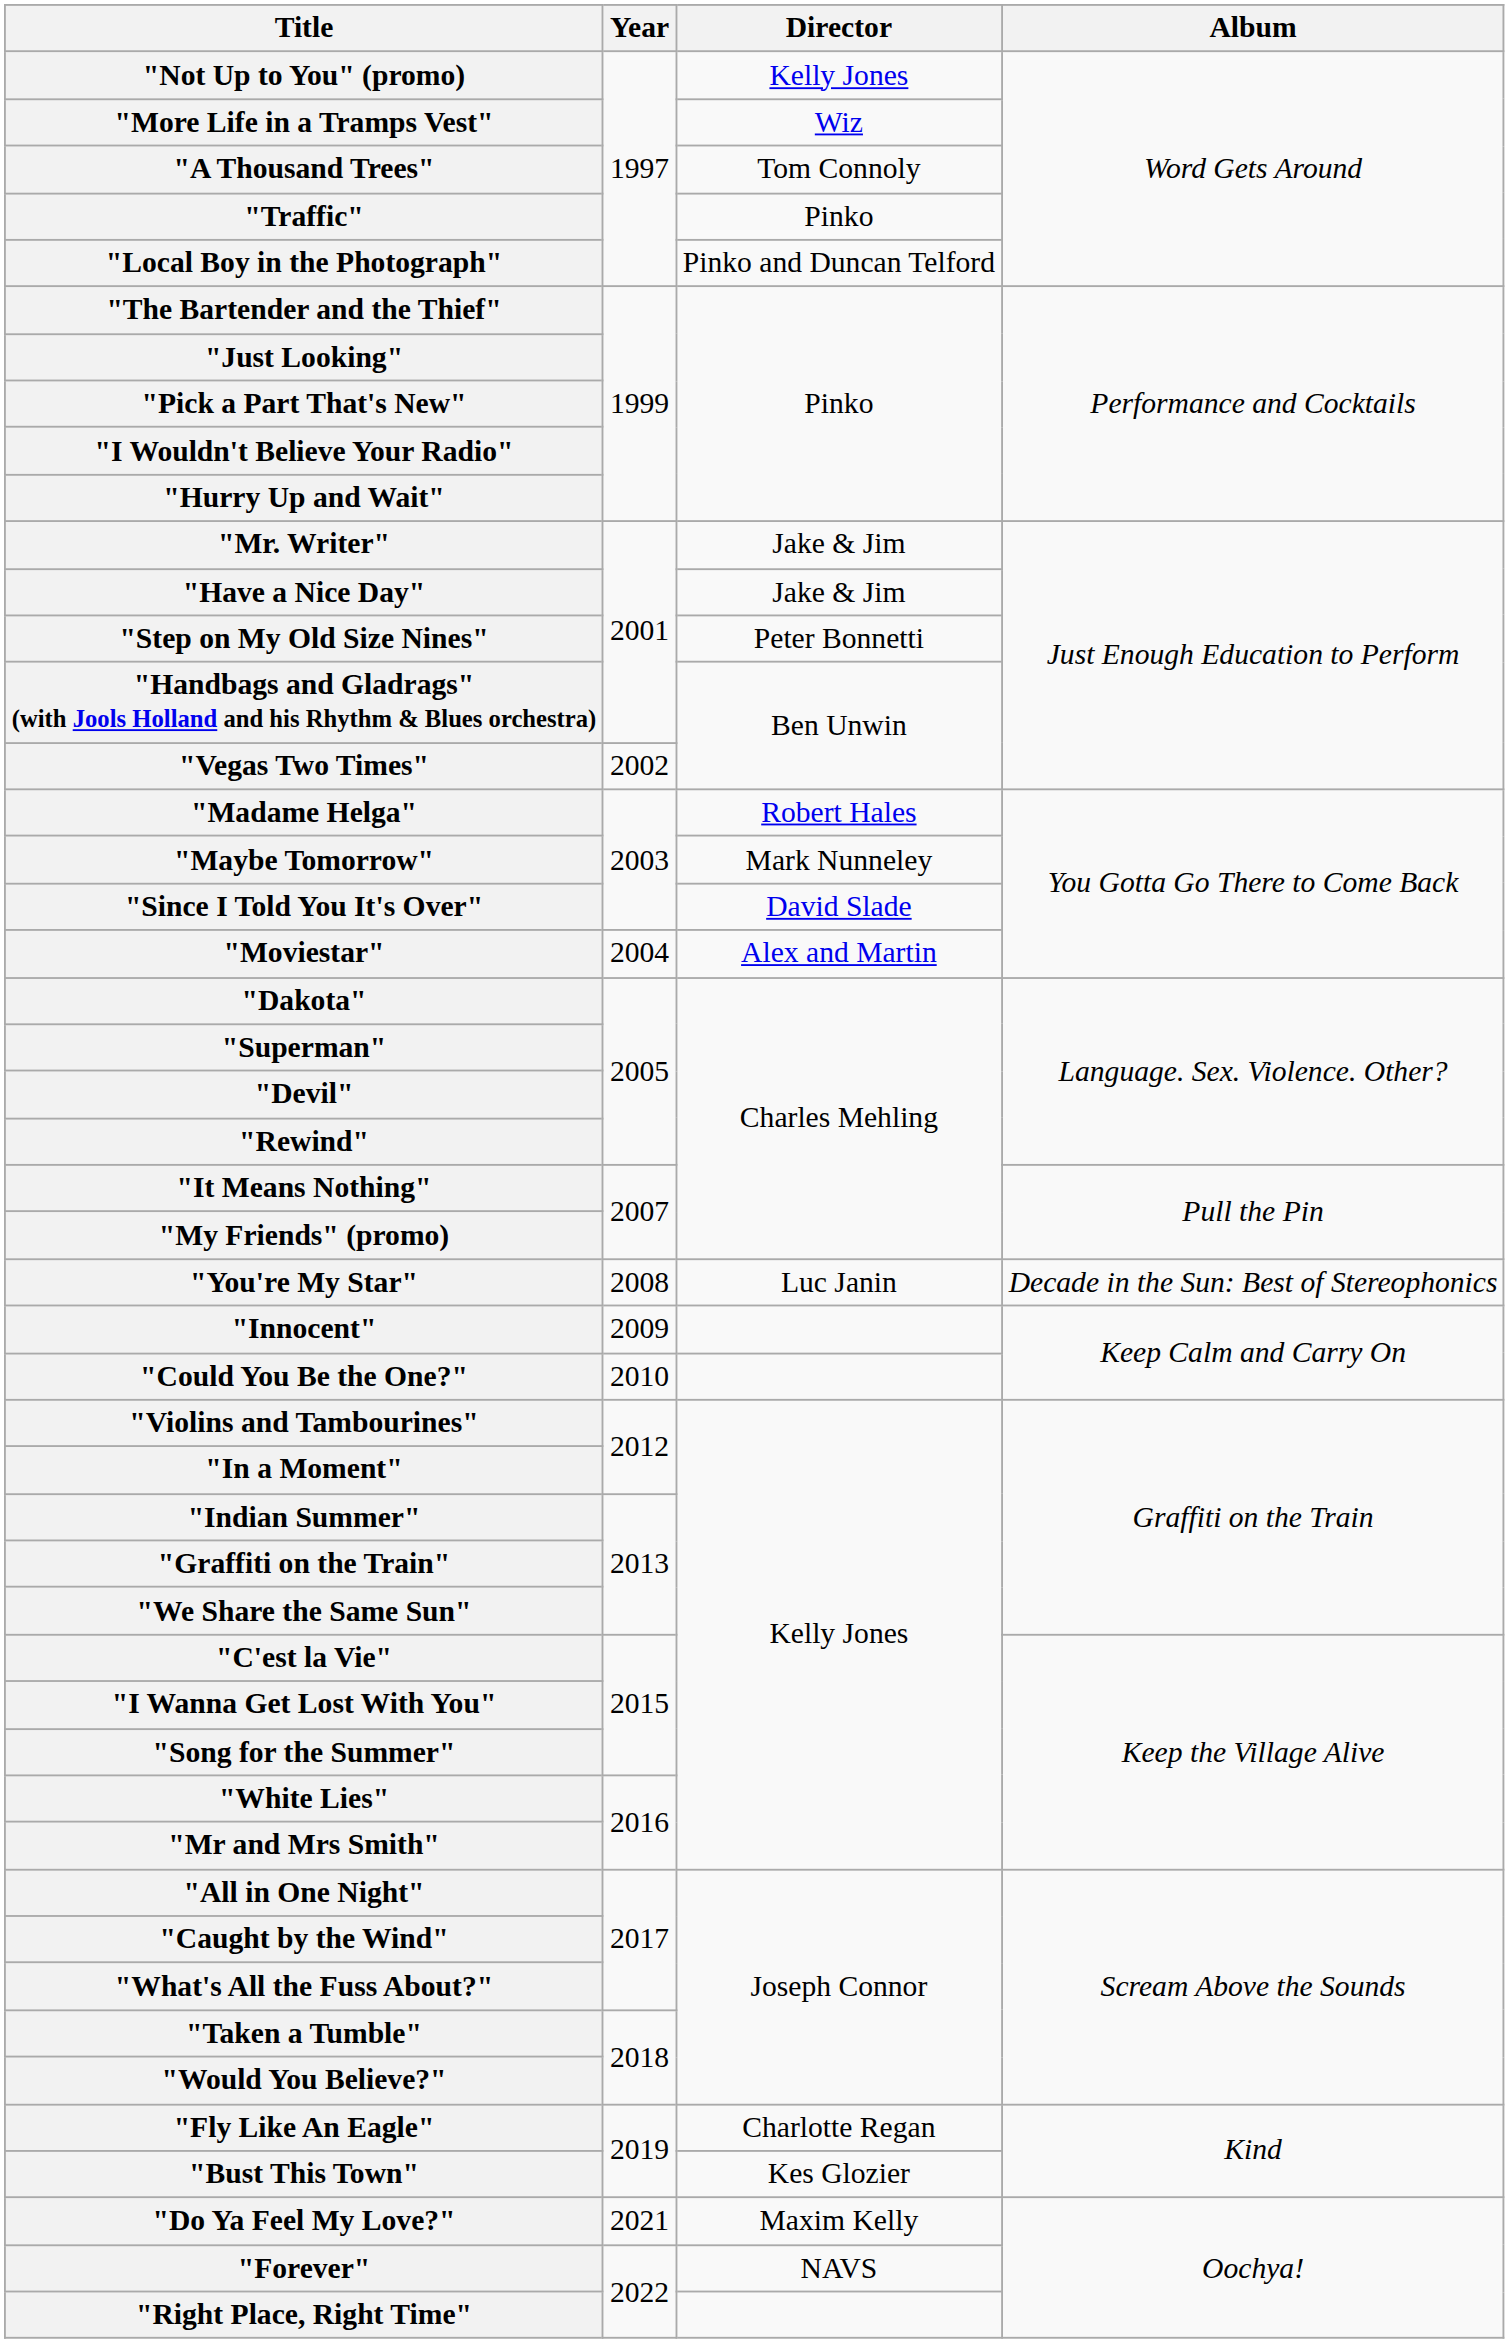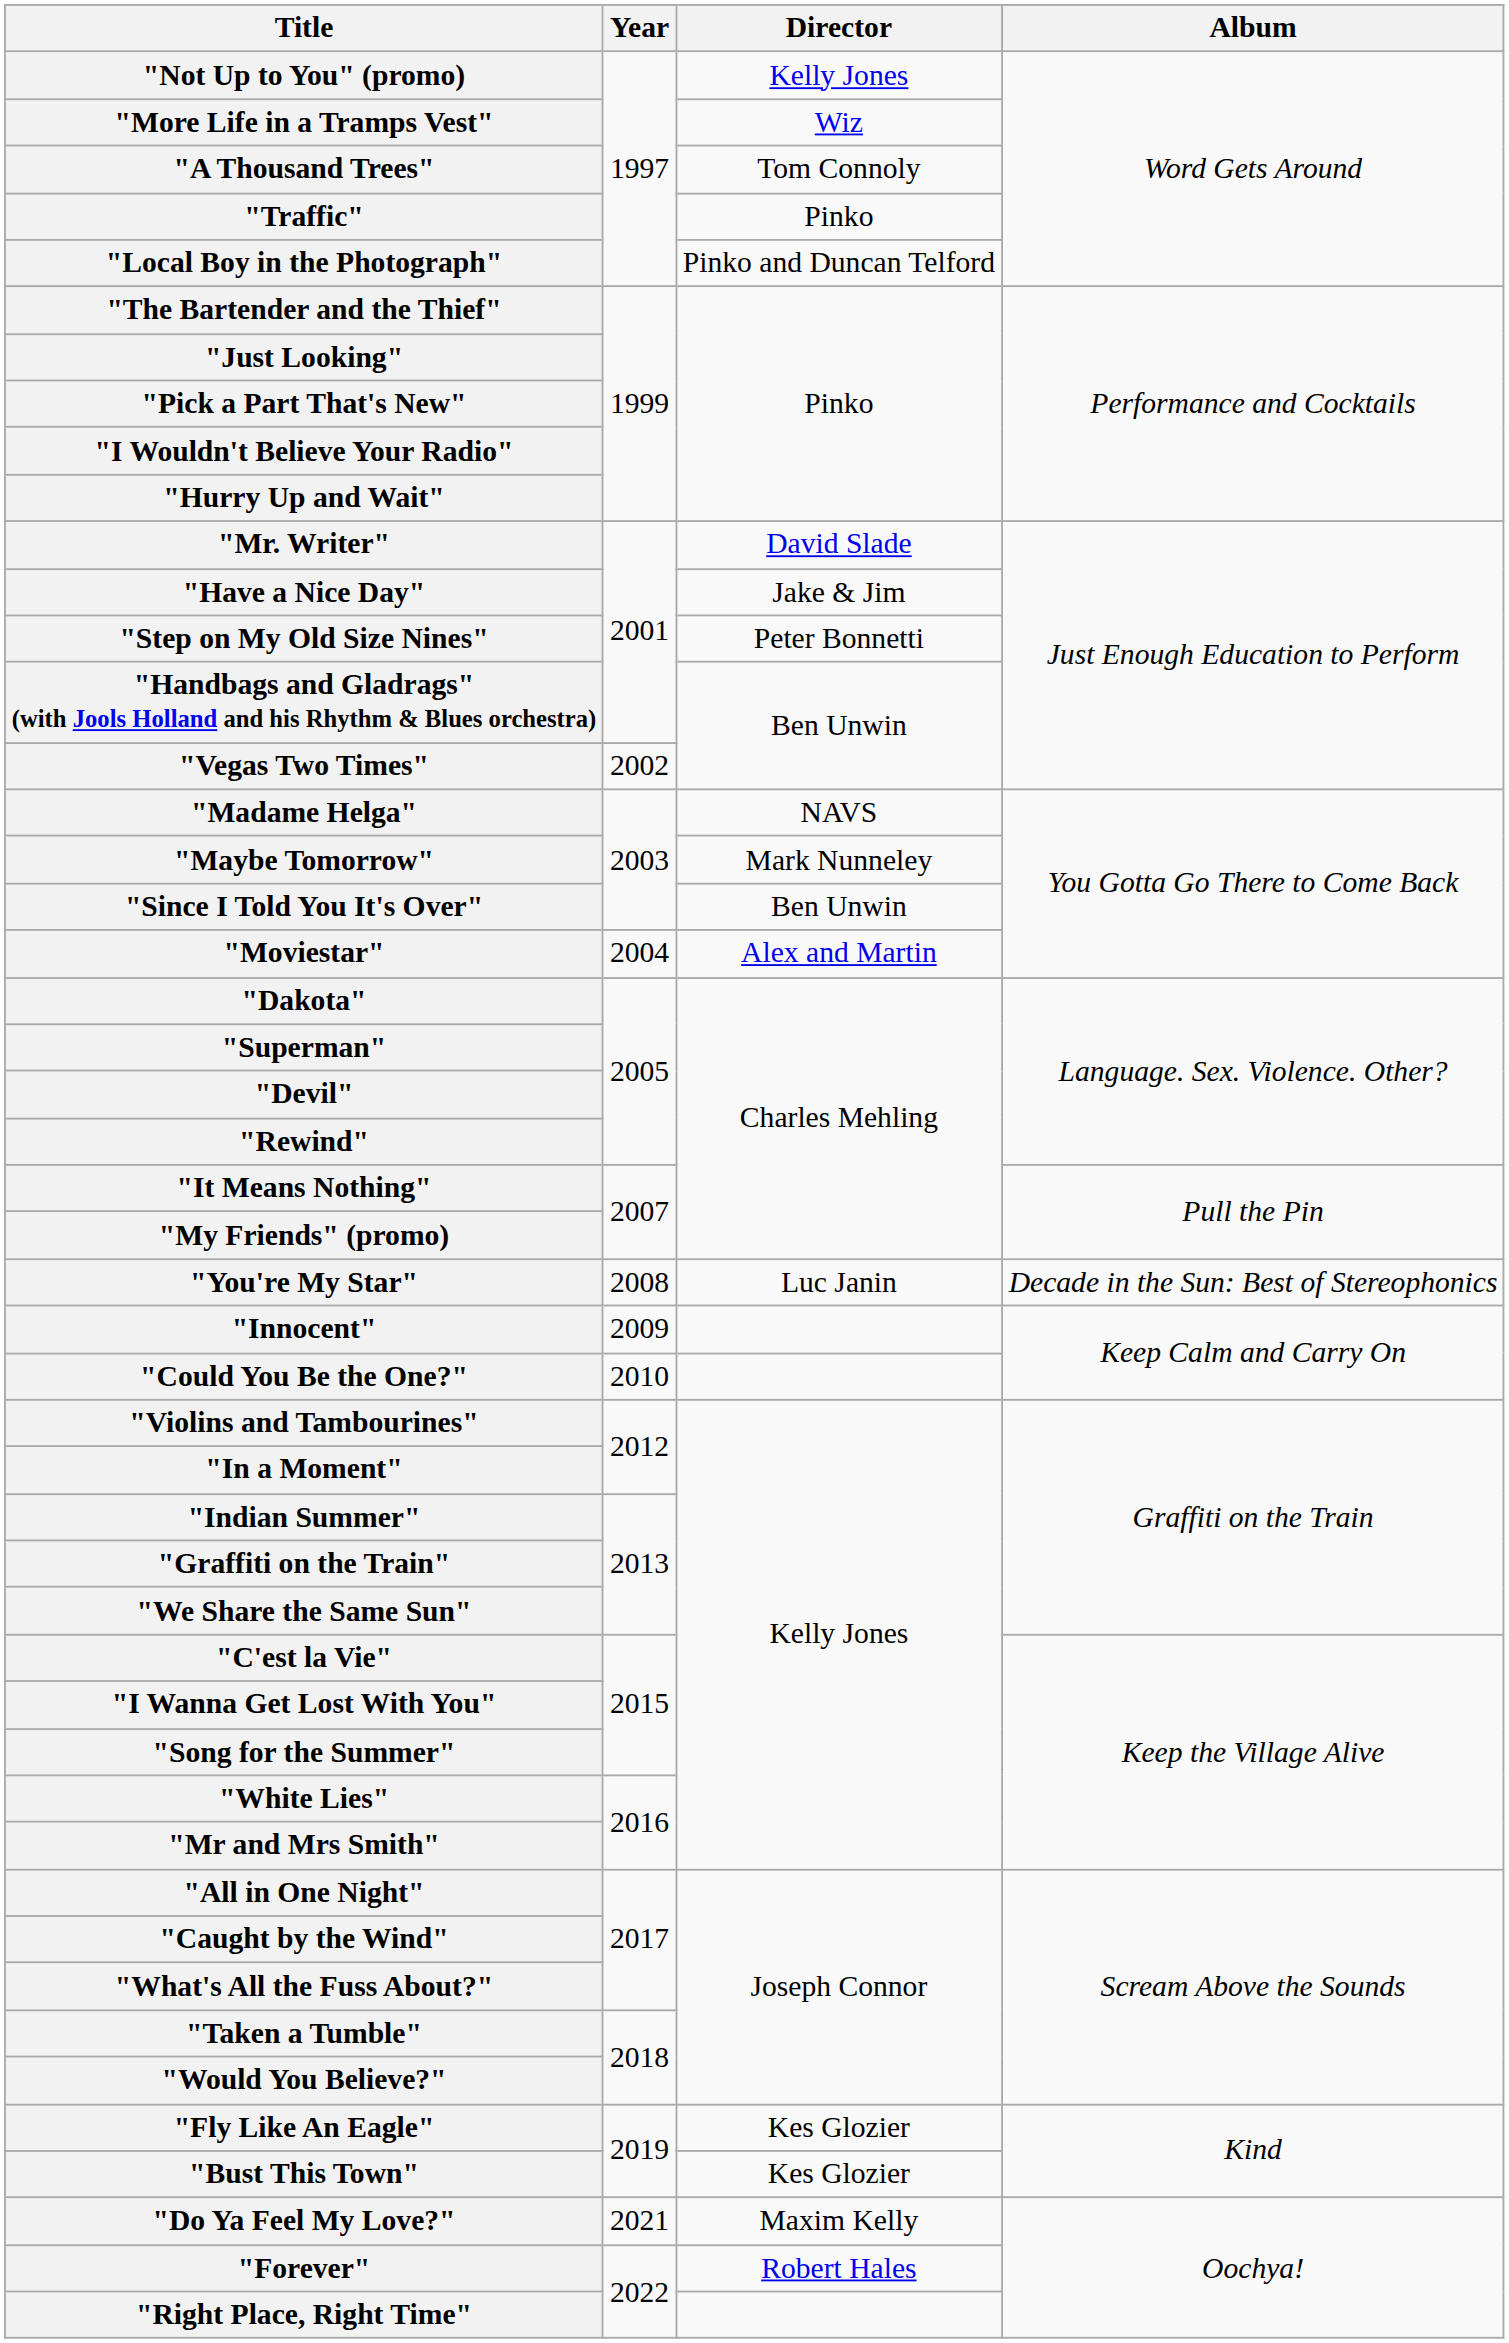(839, 544) Jake & Jim -> (839, 544) David Slade
(839, 812) Robert Hales -> (839, 812) NAVS
(839, 906) David Slade -> (839, 906) Ben Unwin
(839, 2126) Charlotte Regan -> (839, 2126) Kes Glozier
(839, 2267) NAVS -> (839, 2267) Robert Hales
